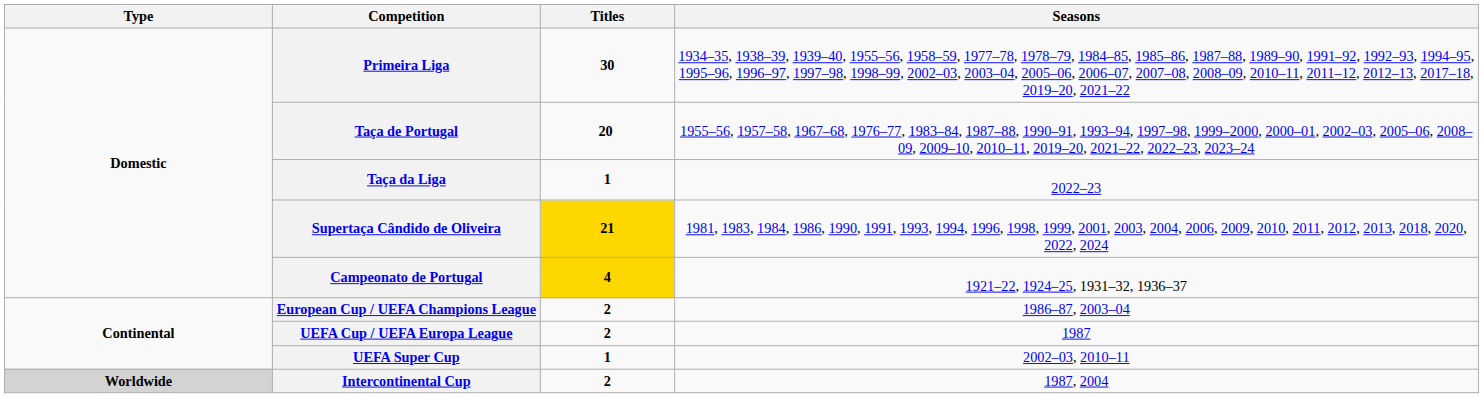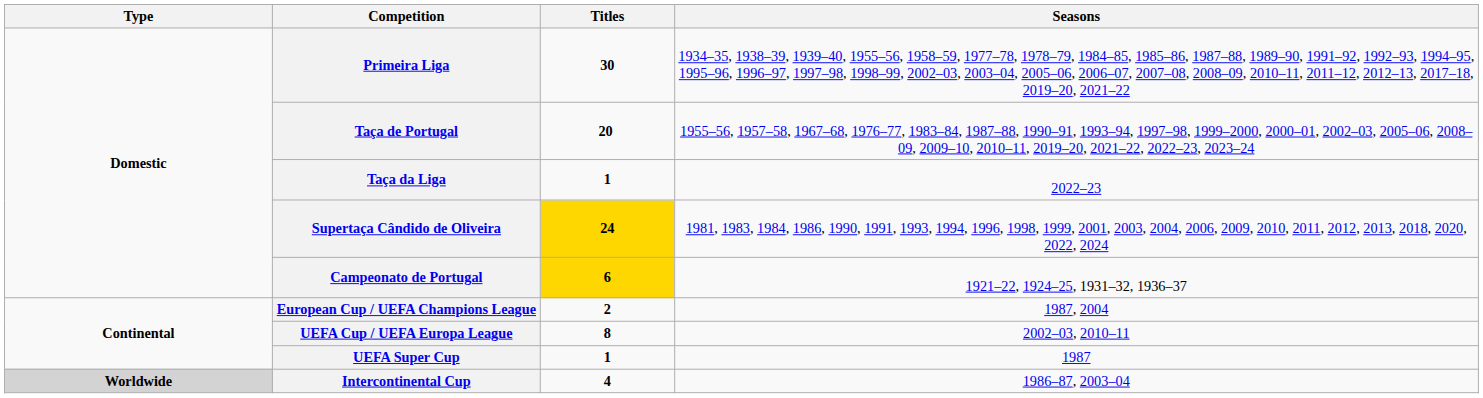(607, 229) 21 -> (607, 229) 24
(607, 278) 4 -> (607, 278) 6
(1076, 310) 1986–87, 2003–04 -> (1076, 310) 1987, 2004
(607, 333) 2 -> (607, 333) 8
(1076, 333) 1987 -> (1076, 333) 2002–03, 2010–11
(1076, 357) 2002–03, 2010–11 -> (1076, 357) 1987
(607, 380) 2 -> (607, 380) 4
(1076, 380) 1987, 2004 -> (1076, 380) 1986–87, 2003–04
